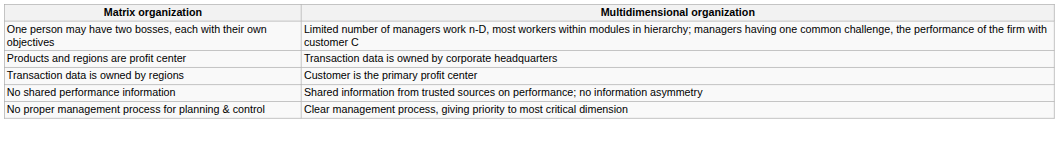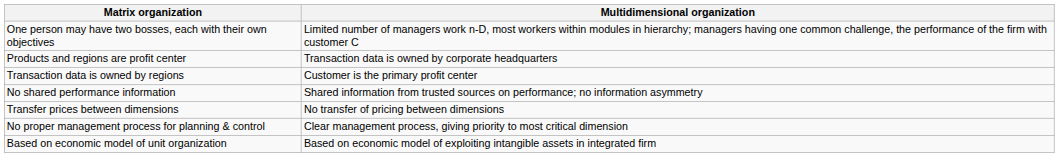+ row: (93, 110)
+ row: (117, 144)
